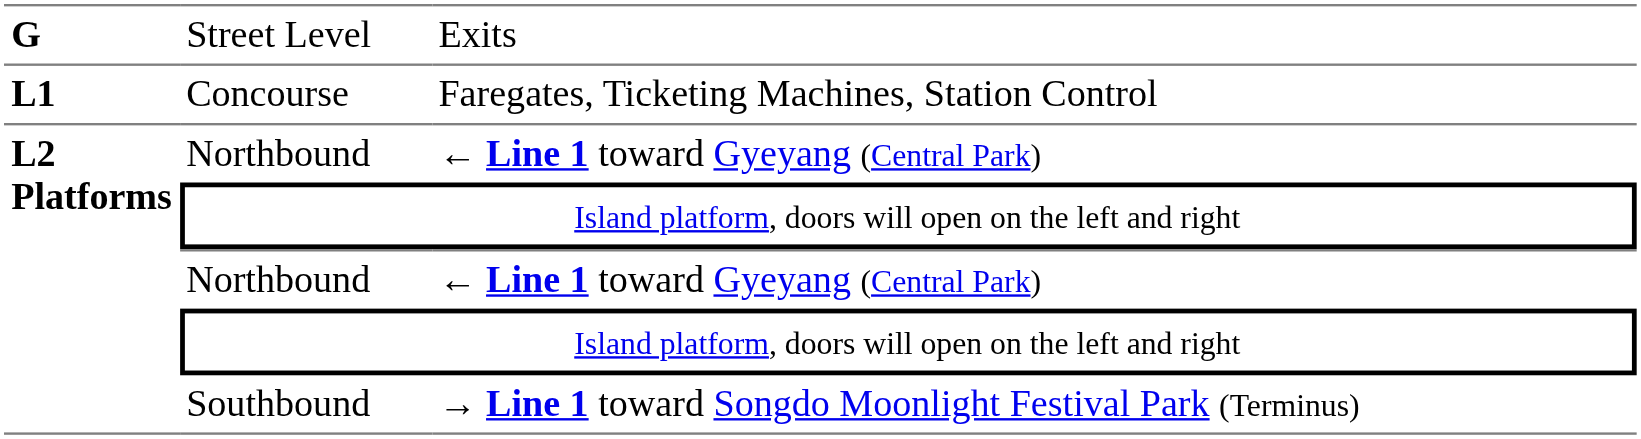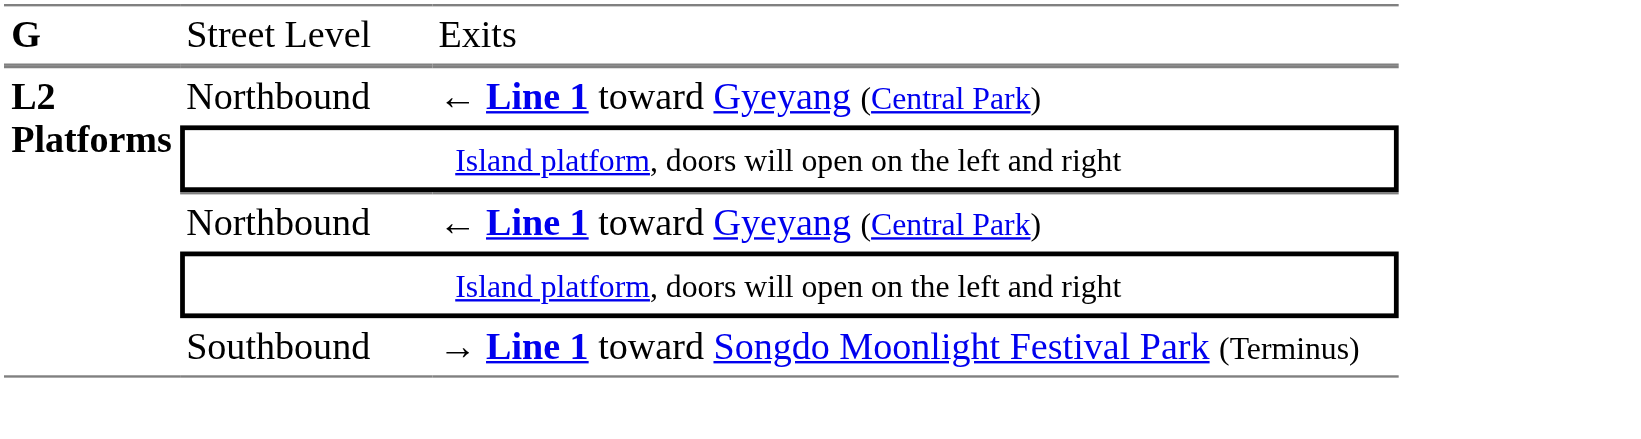- row: (268, 93)
